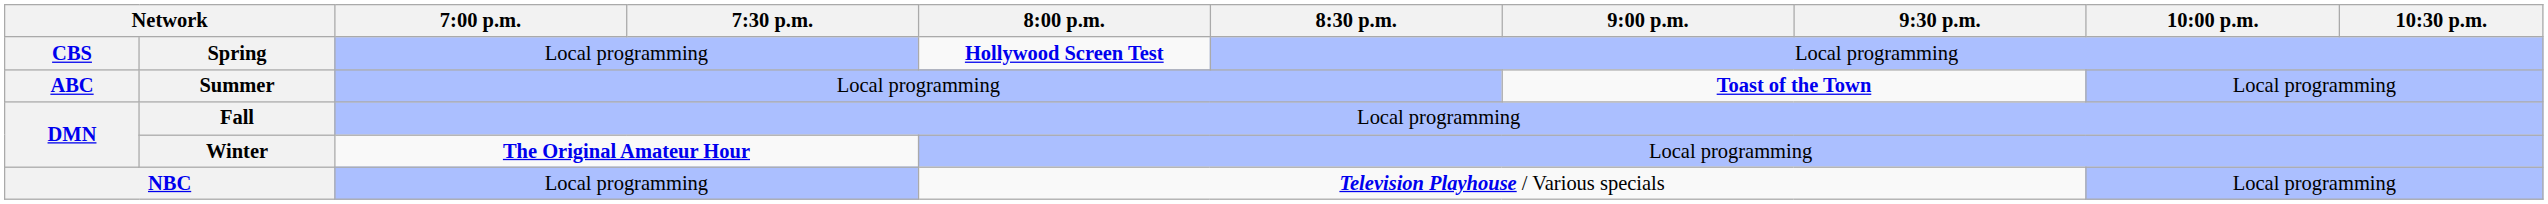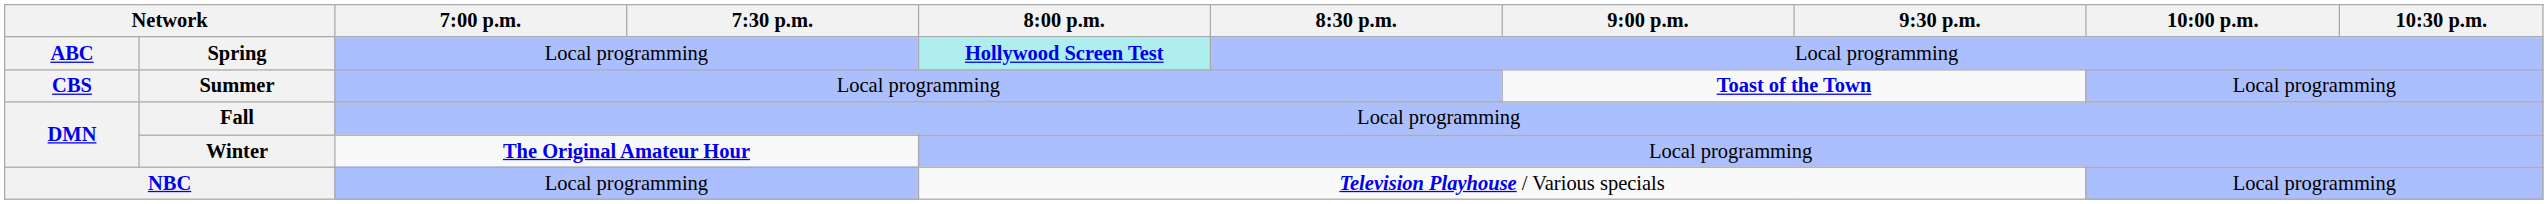(72, 53) CBS -> (72, 53) ABC
(1064, 53) no background -> (1064, 53) paleturquoise background
(72, 85) ABC -> (72, 85) CBS
